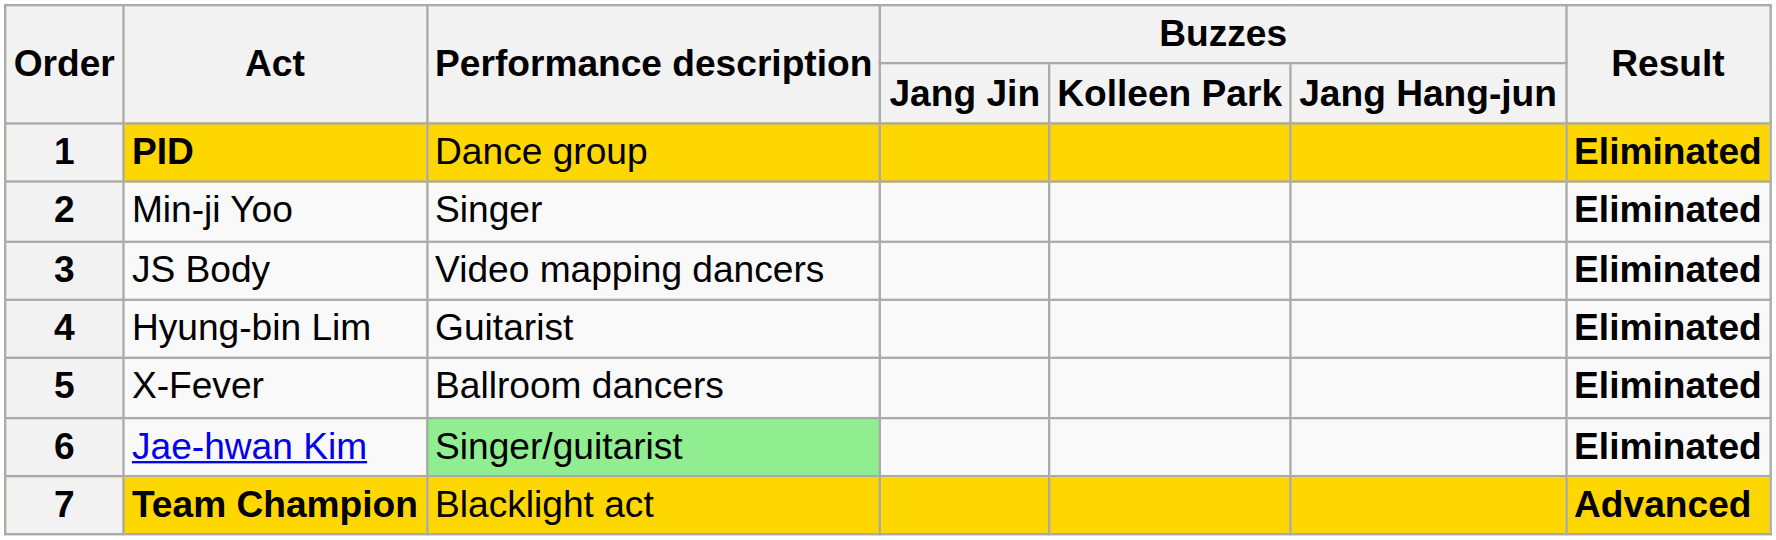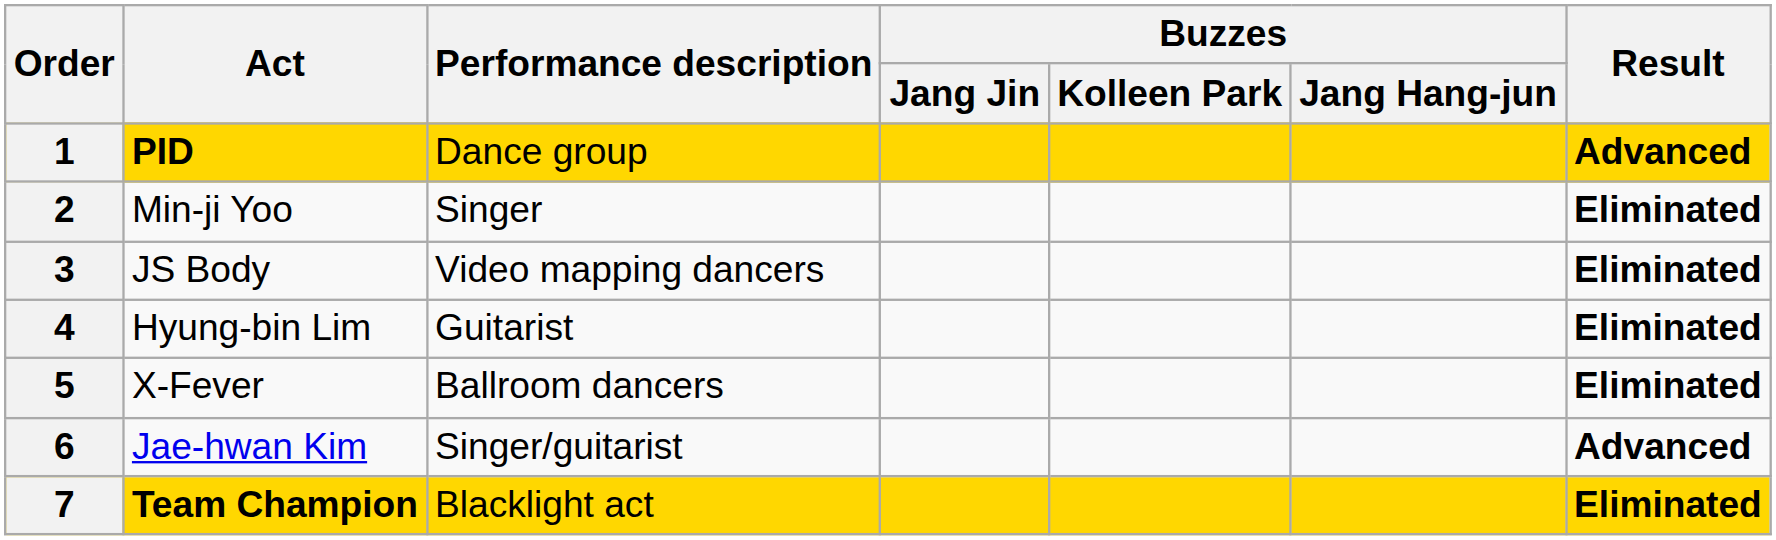(1668, 151) Eliminated -> (1663, 151) Advanced
(559, 446) lightgreen background -> (559, 446) no background
(1668, 446) Eliminated -> (1663, 446) Advanced
(1663, 504) Advanced -> (1668, 504) Eliminated
